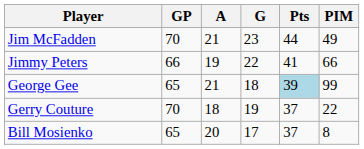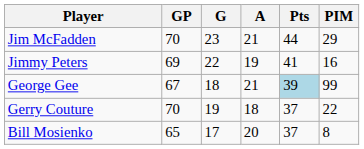columns swapped: (260, 16) <-> (221, 16)
(330, 39) 49 -> (330, 39) 29
(173, 62) 66 -> (173, 62) 69
(330, 62) 66 -> (330, 62) 16
(173, 86) 65 -> (173, 86) 67
